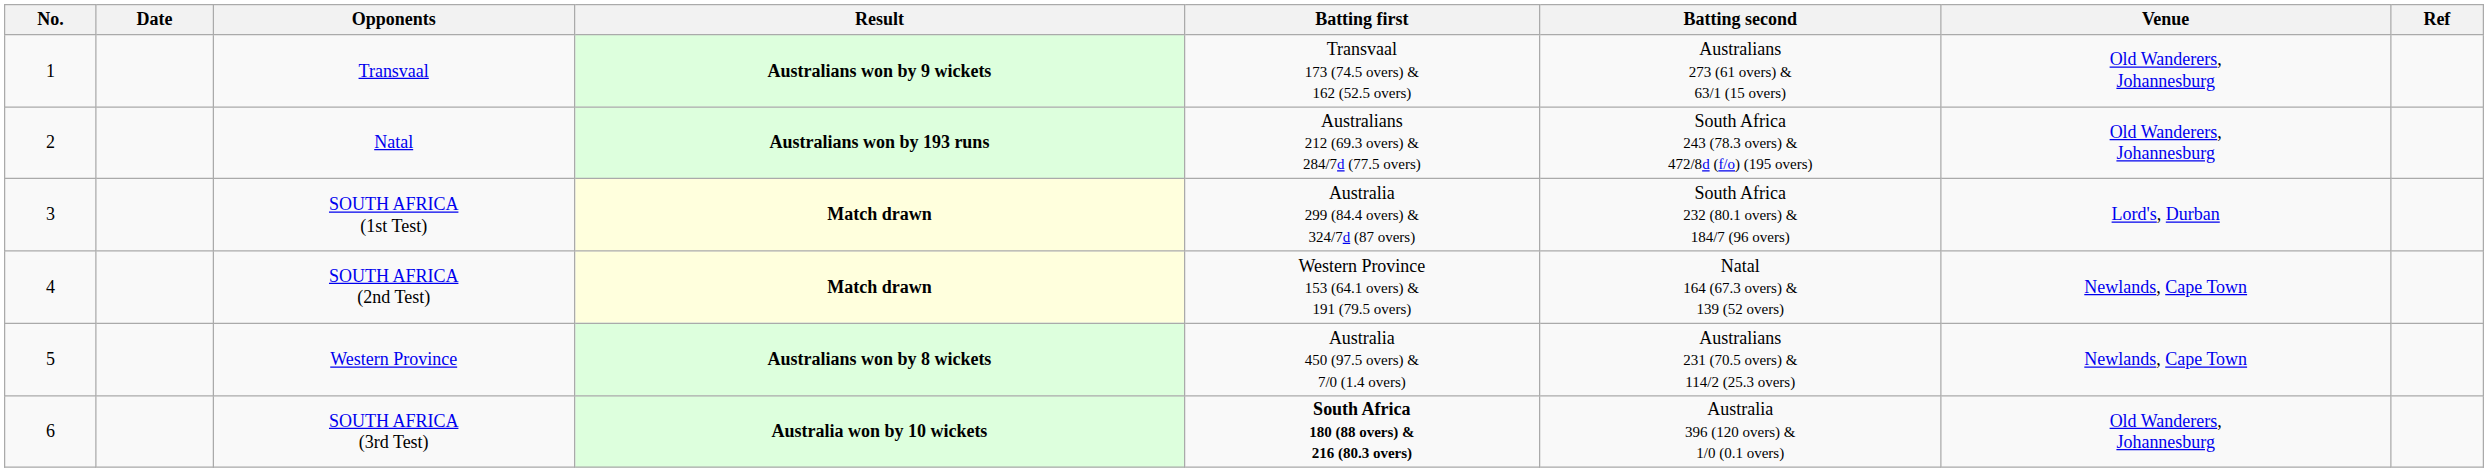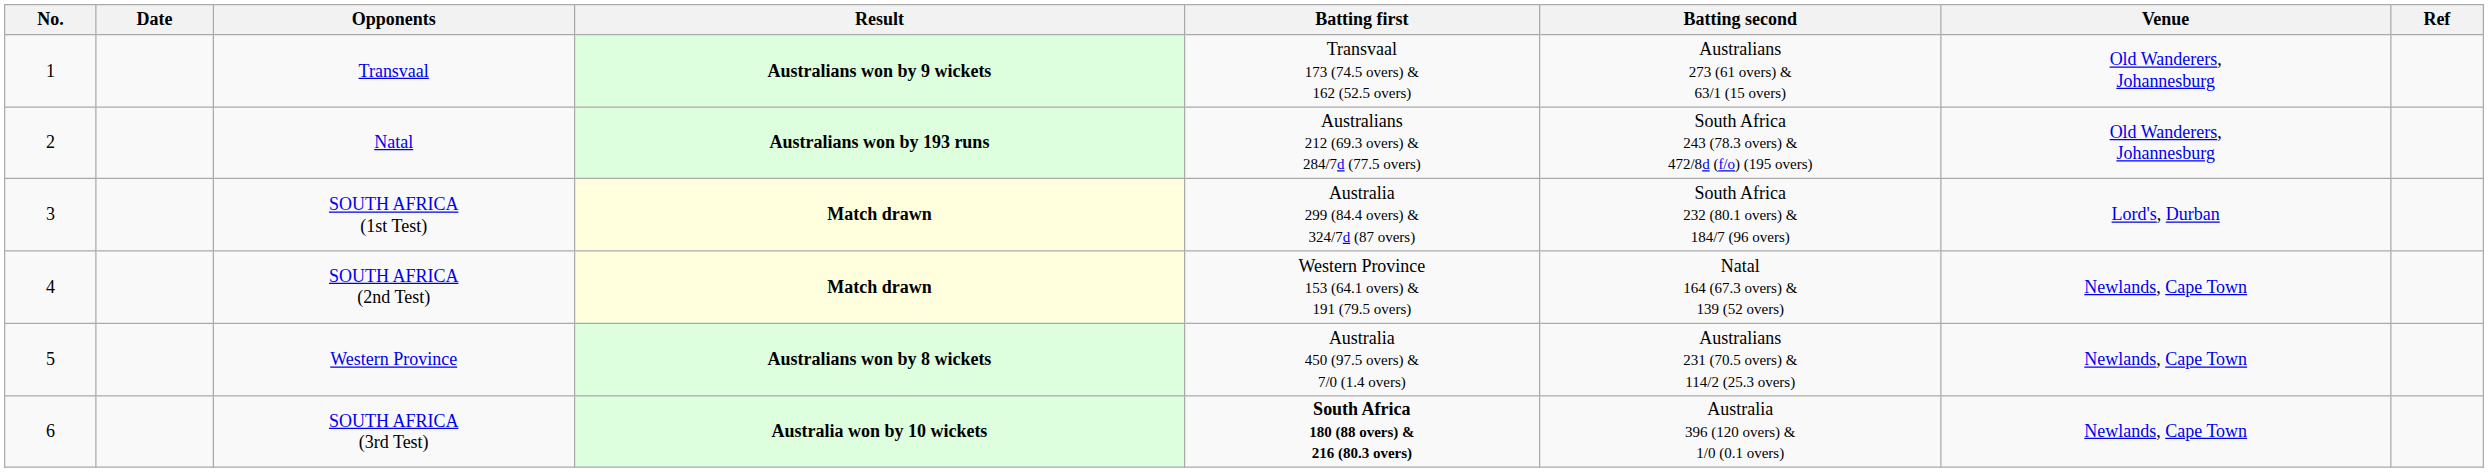(2166, 431) Old Wanderers, Johannesburg -> (2166, 431) Newlands, Cape Town
